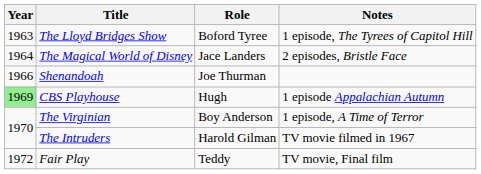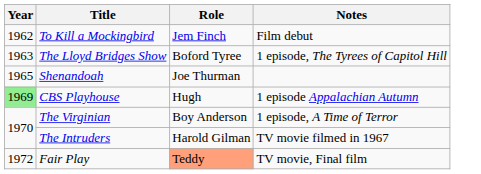+ row: (97, 35)
- row: (116, 55)
(20, 76) 1966 -> (20, 76) 1965
(214, 158) no background -> (188, 158) lightsalmon background
